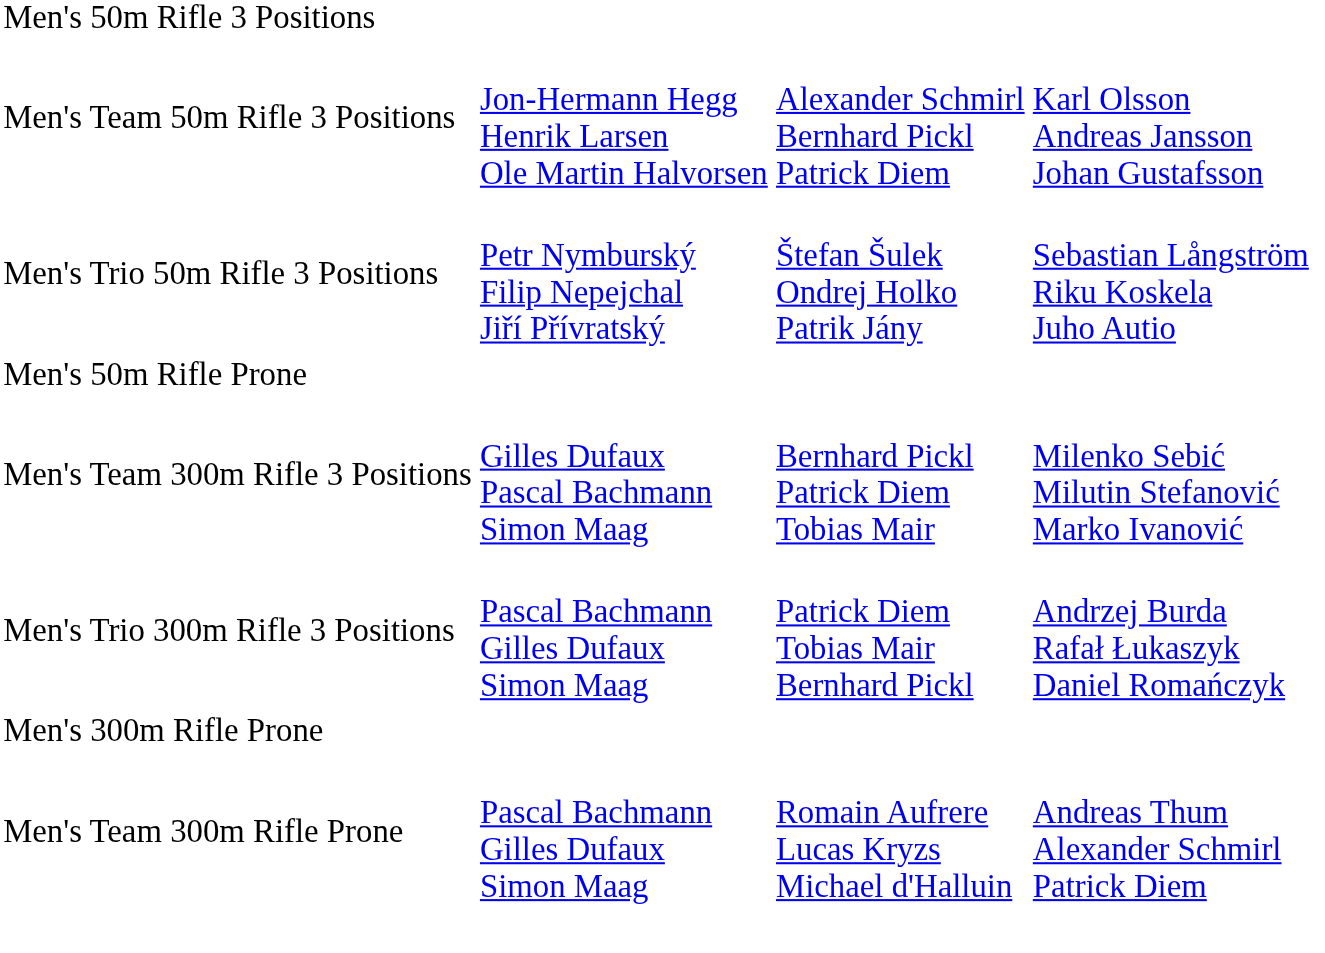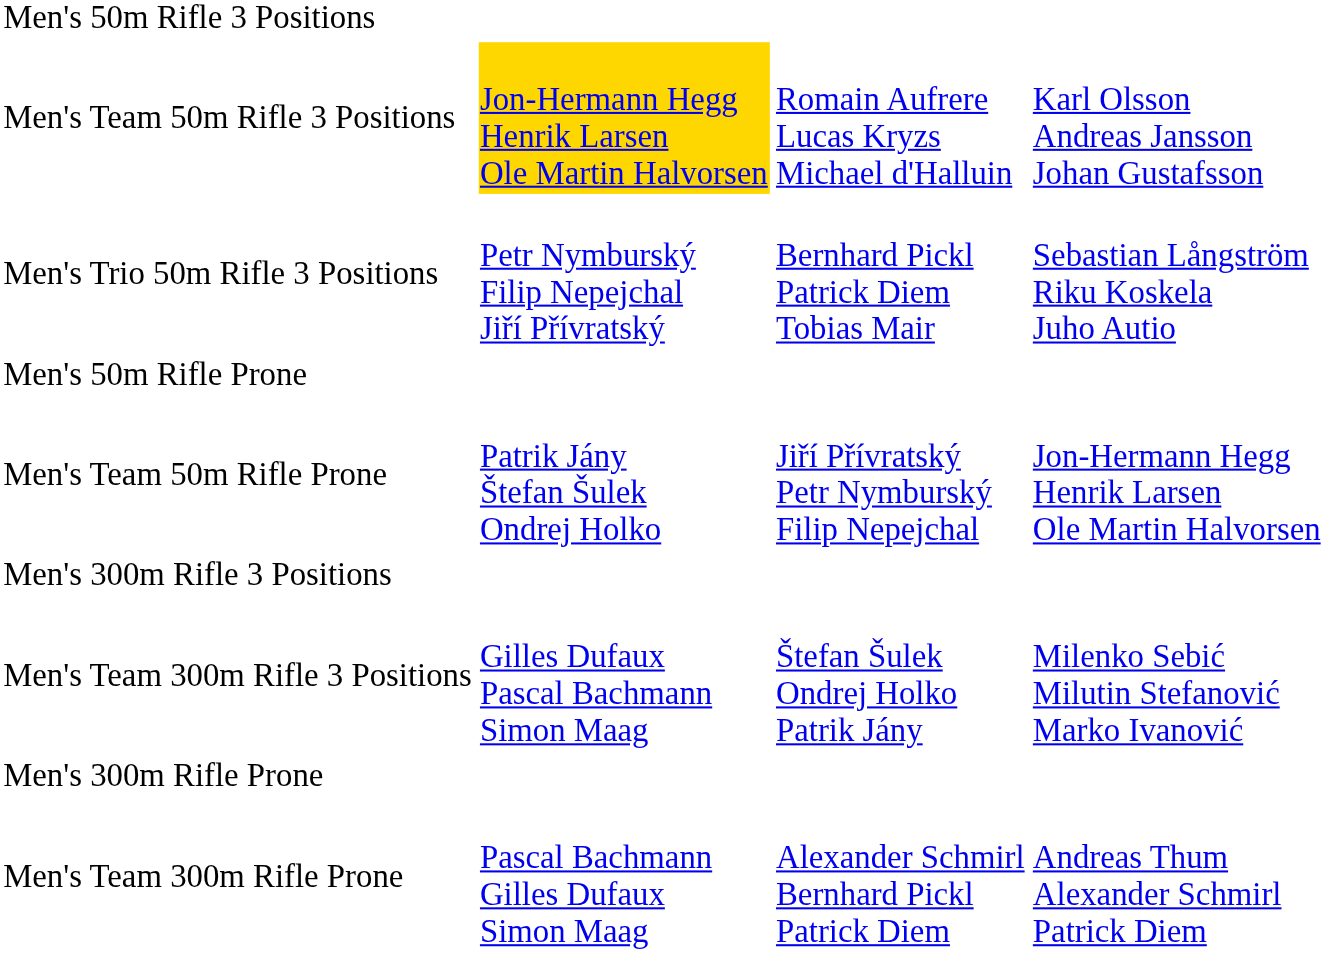(624, 135) no background -> (624, 135) gold background
(900, 135) Alexander Schmirl Bernhard Pickl Patrick Diem -> (894, 135) Romain Aufrere Lucas Kryzs Michael d'Halluin
(867, 291) Štefan Šulek Ondrej Holko Patrik Jány -> (875, 291) Bernhard Pickl Patrick Diem Tobias Mair
+ row: (195, 474)
+ row: (197, 574)
(875, 492) Bernhard Pickl Patrick Diem Tobias Mair -> (867, 693) Štefan Šulek Ondrej Holko Patrik Jány
- row: (229, 630)
(894, 849) Romain Aufrere Lucas Kryzs Michael d'Halluin -> (900, 894) Alexander Schmirl Bernhard Pickl Patrick Diem
